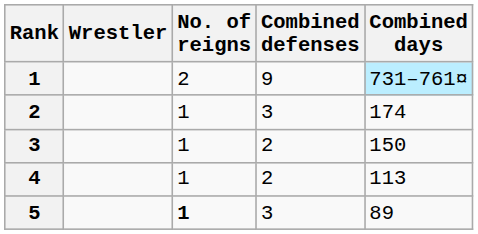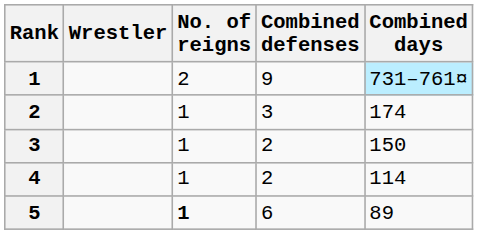(388, 179) 113 -> (388, 179) 114
(267, 213) 3 -> (267, 213) 6
